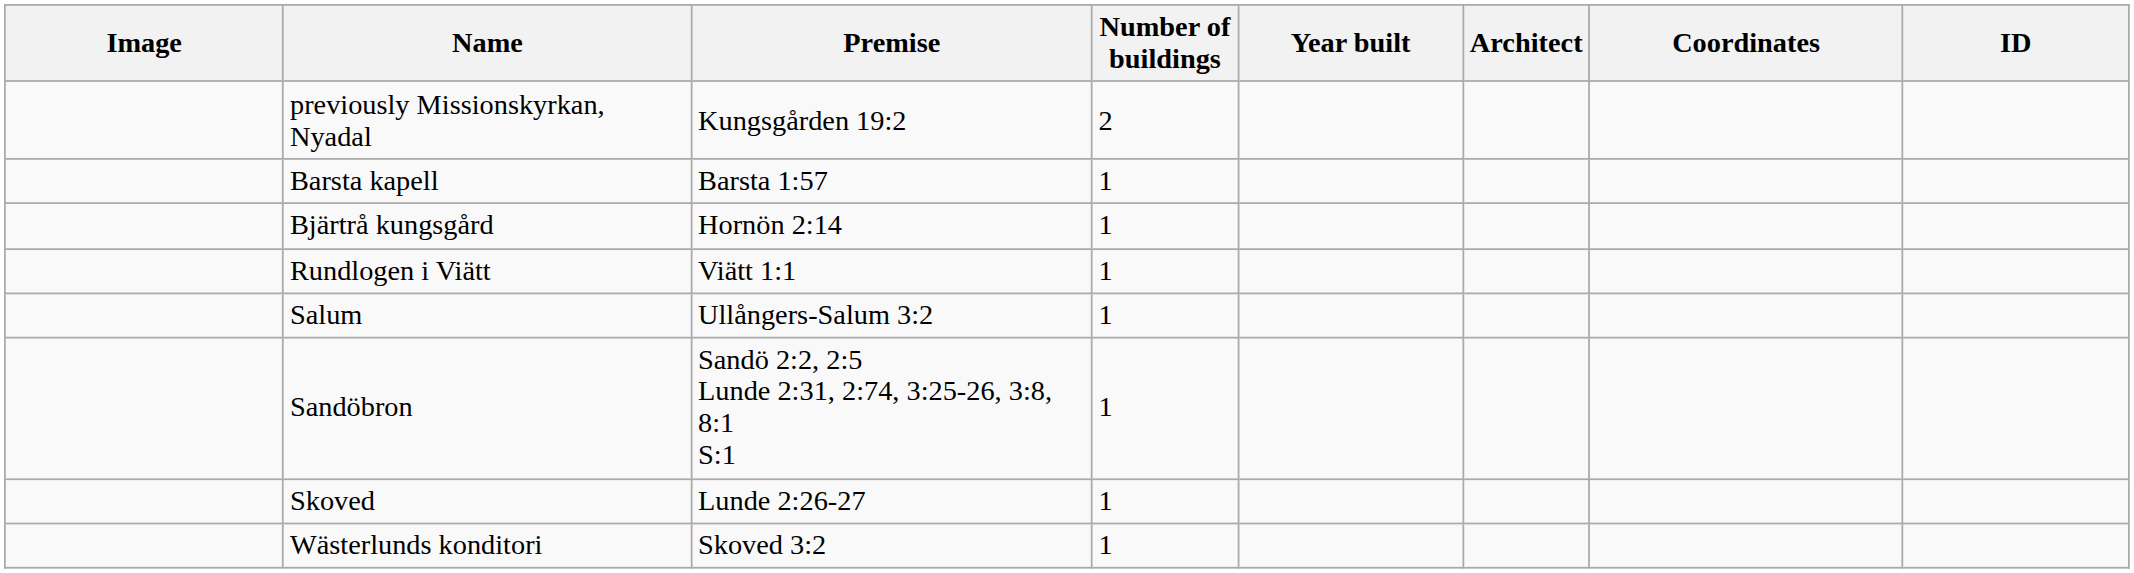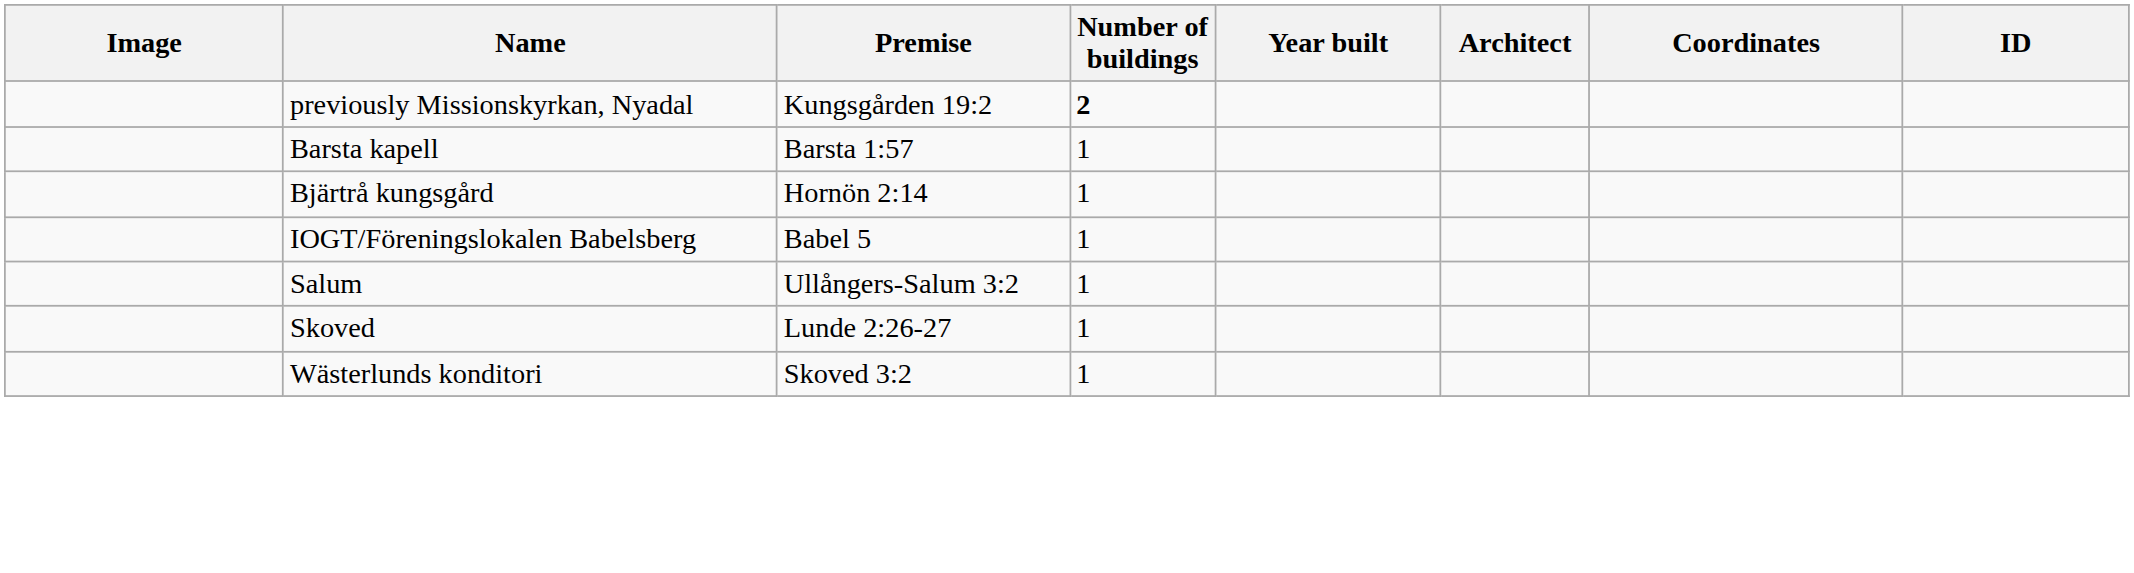(1106, 119) normal -> (1083, 103) bold
+ row: (493, 238)
- row: (390, 270)
- row: (351, 407)
